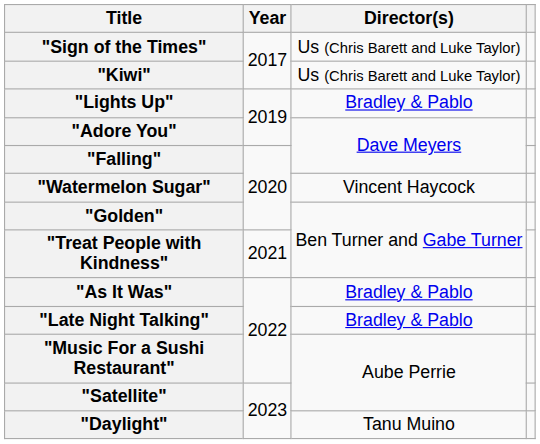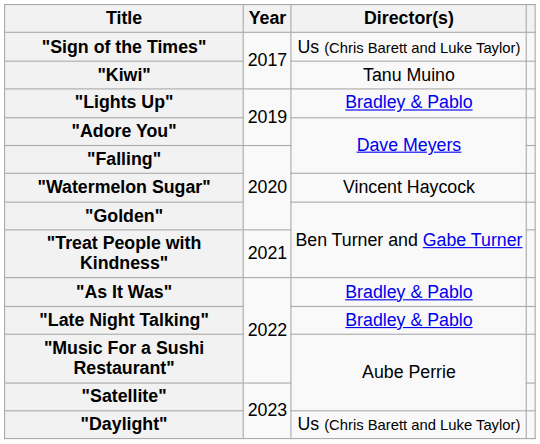(409, 74) Us (Chris Barett and Luke Taylor) -> (409, 74) Tanu Muino
(409, 424) Tanu Muino -> (409, 424) Us (Chris Barett and Luke Taylor)
